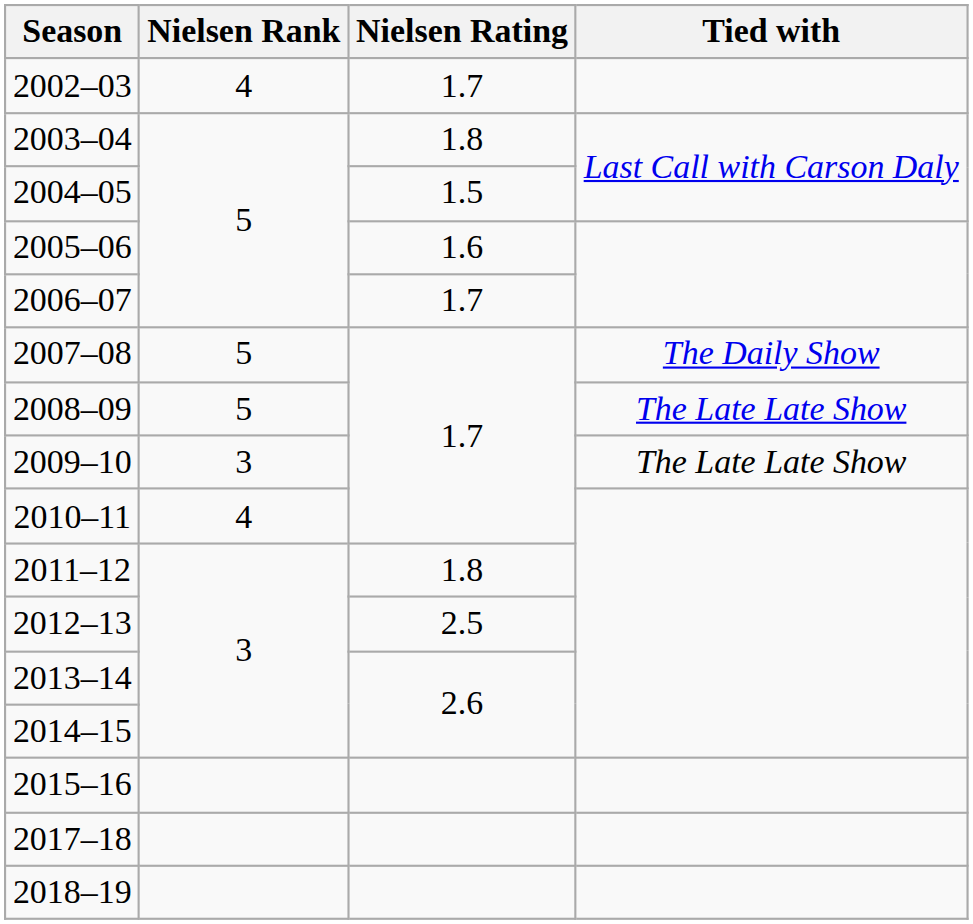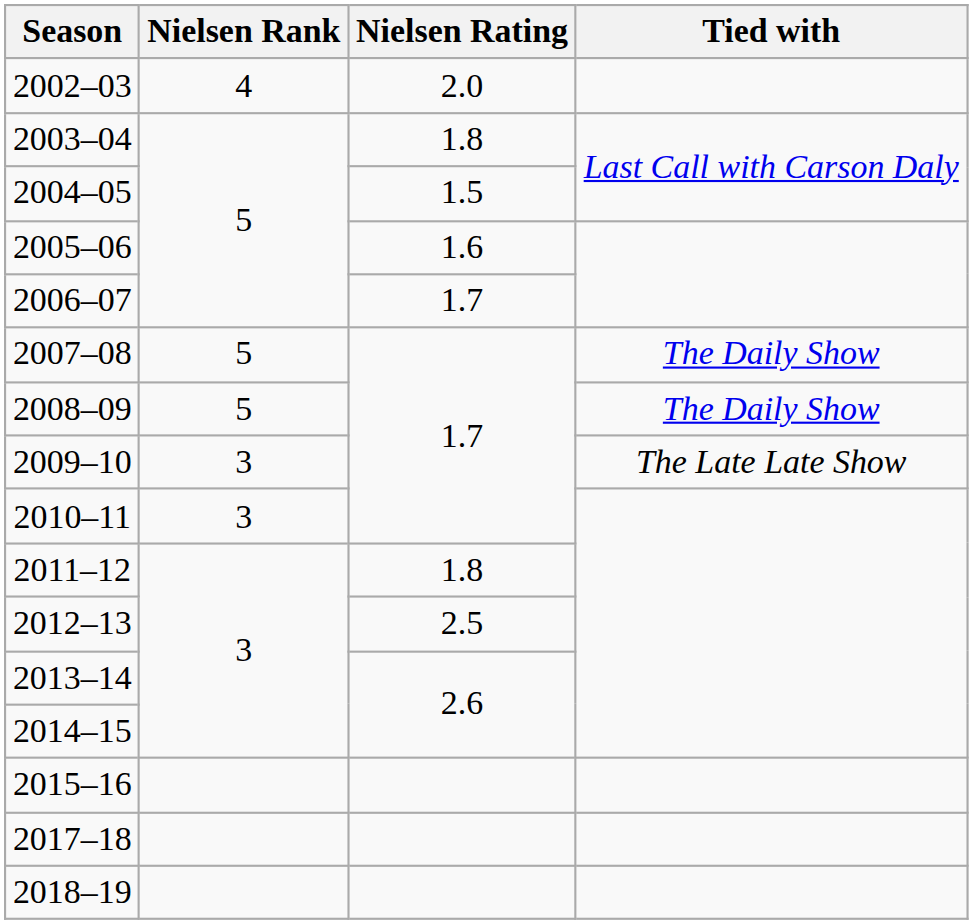(462, 85) 1.7 -> (462, 85) 2.0
(771, 407) The Late Late Show -> (771, 407) The Daily Show
(244, 515) 4 -> (244, 515) 3
